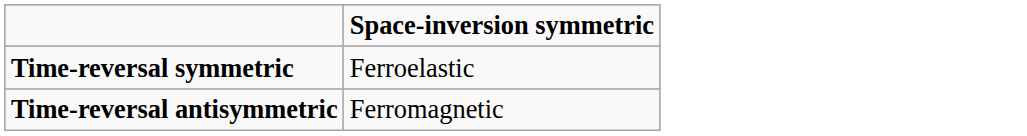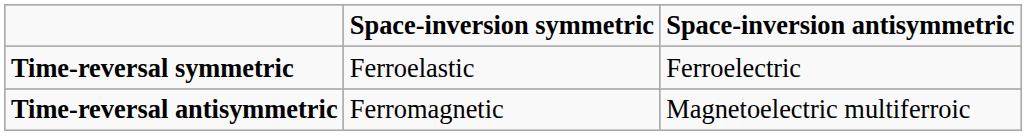+ column: (840, 25)
